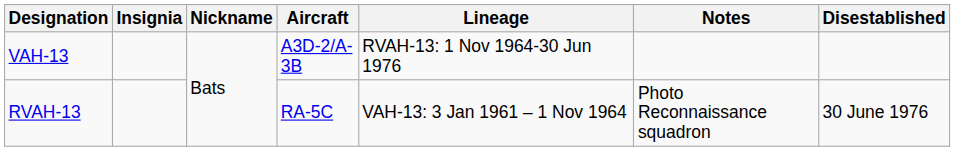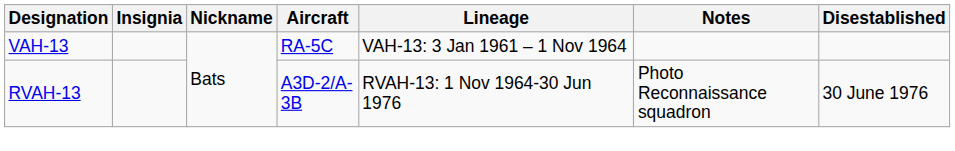(317, 55) A3D-2/A-3B -> (307, 45) RA-5C
(477, 55) RVAH-13: 1 Nov 1964-30 Jun 1976 -> (495, 45) VAH-13: 3 Jan 1961 – 1 Nov 1964
(307, 112) RA-5C -> (317, 93) A3D-2/A-3B
(495, 112) VAH-13: 3 Jan 1961 – 1 Nov 1964 -> (477, 93) RVAH-13: 1 Nov 1964-30 Jun 1976
